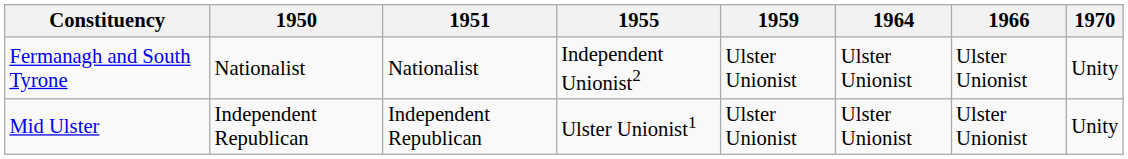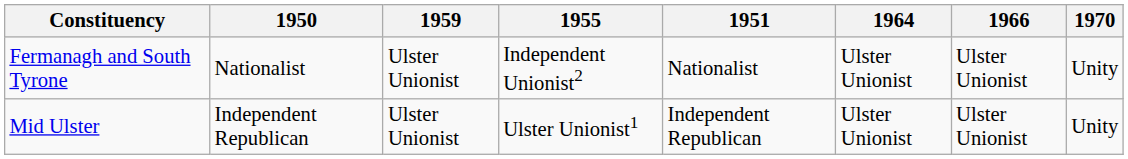columns swapped: (470, 20) <-> (778, 20)
